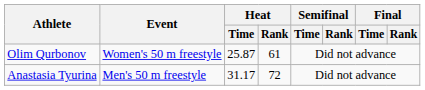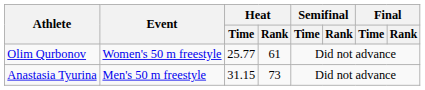(241, 54) 25.87 -> (241, 54) 25.77
(241, 75) 31.17 -> (241, 75) 31.15
(275, 75) 72 -> (275, 75) 73
